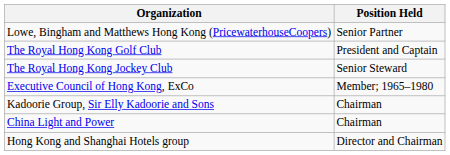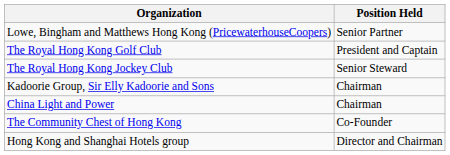- row: (100, 86)
+ row: (94, 123)
